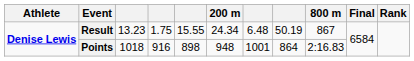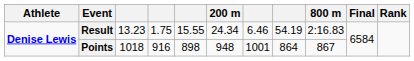(258, 31) 6.48 -> (258, 31) 6.46
(289, 31) 50.19 -> (289, 31) 54.19
(326, 31) 867 -> (326, 31) 2:16.83
(326, 48) 2:16.83 -> (326, 48) 867
